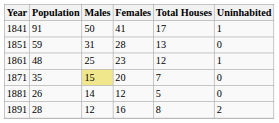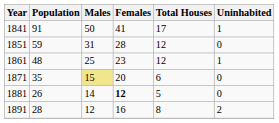(161, 45) 13 -> (161, 45) 12
(158, 77) 7 -> (158, 77) 6
(120, 93) normal -> (120, 93) bold
